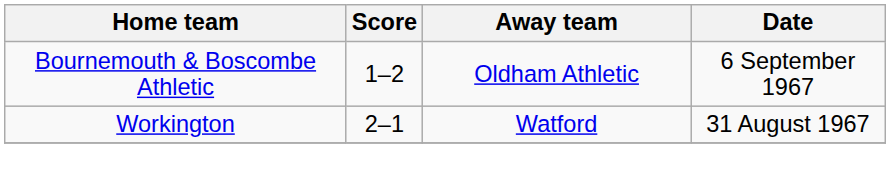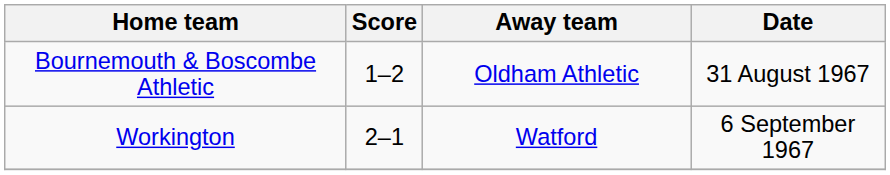(788, 73) 6 September 1967 -> (788, 73) 31 August 1967
(788, 124) 31 August 1967 -> (788, 137) 6 September 1967
